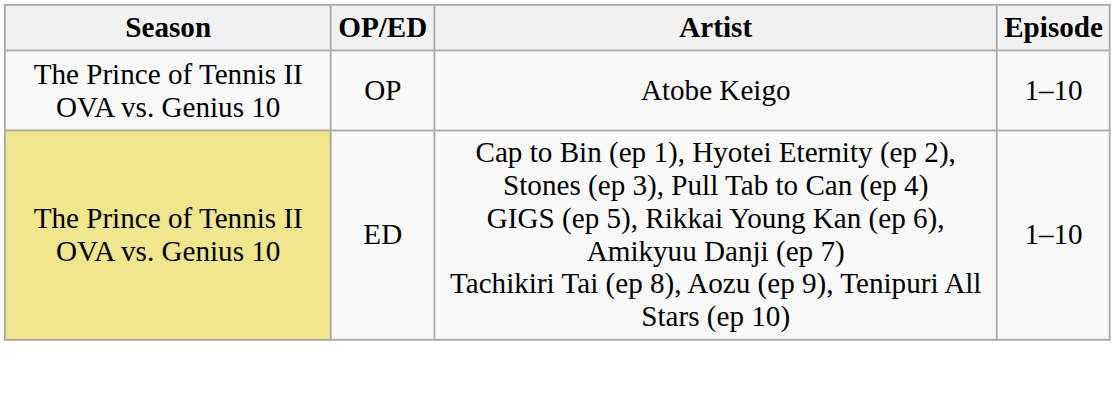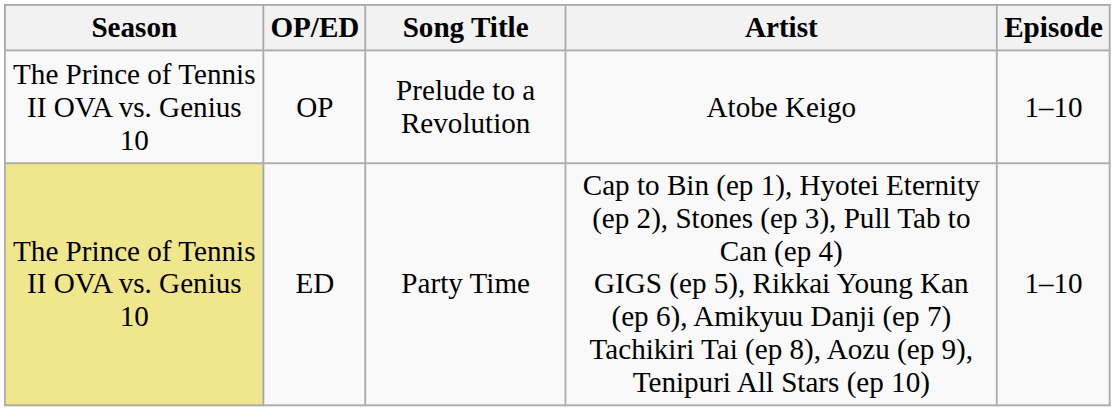+ column: (466, 27)
